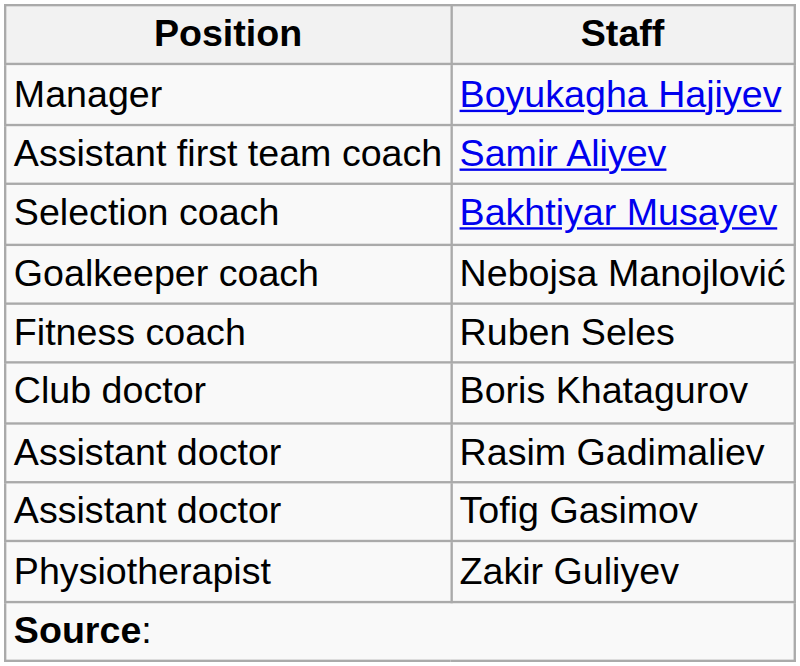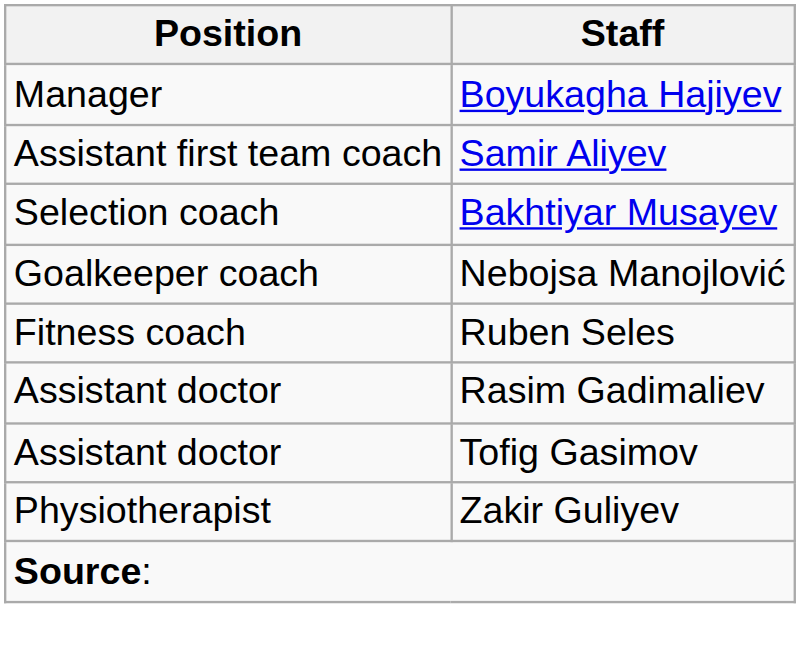- row: (604, 392)
